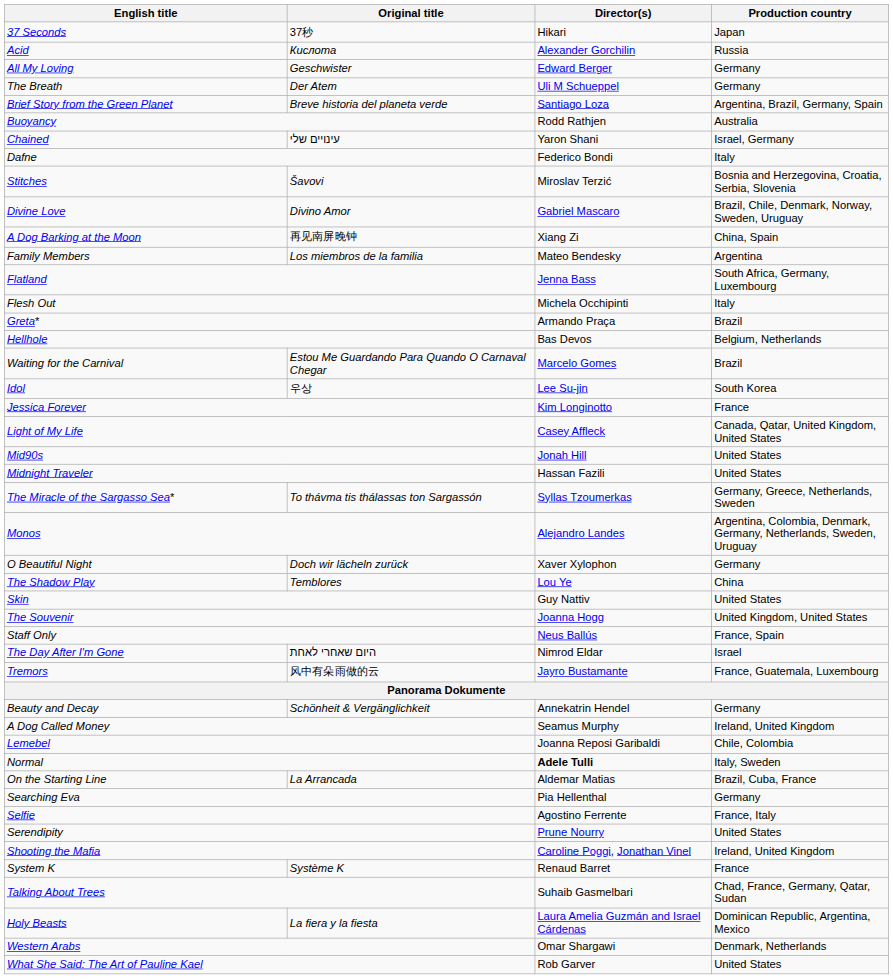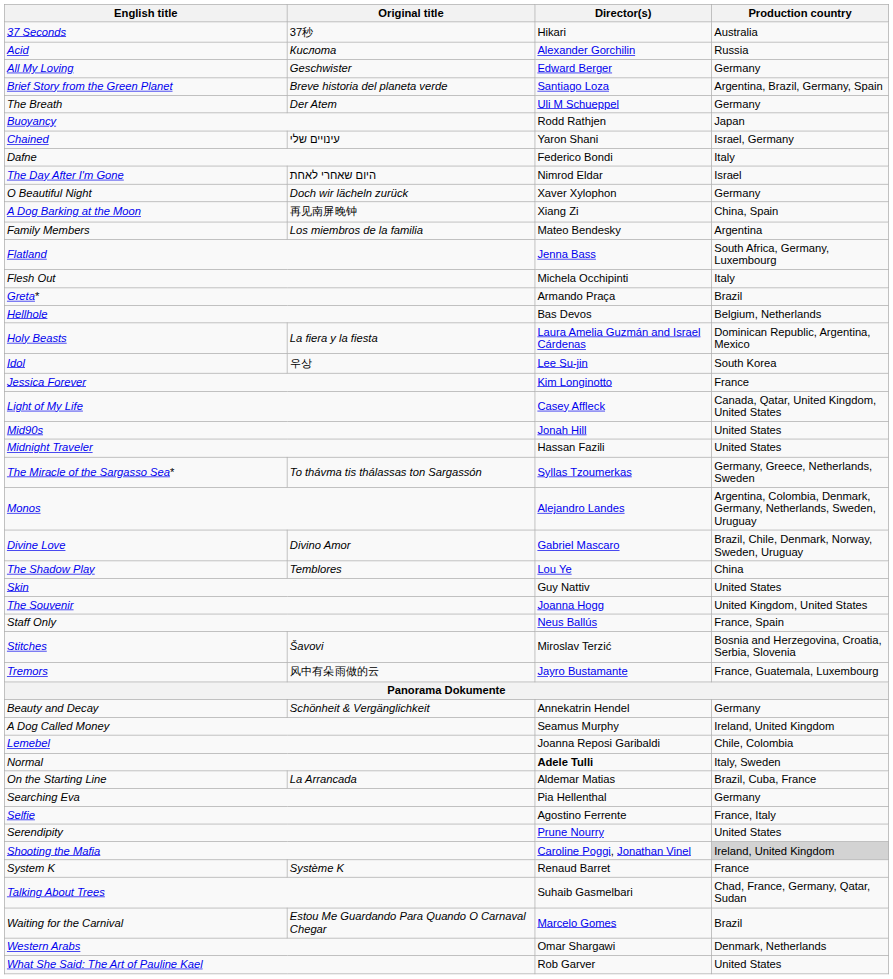(729, 32) Japan -> (736, 32) Australia
rows swapped: (35, 86) <-> (90, 104)
(736, 122) Australia -> (729, 122) Japan
rows swapped: (65, 653) <-> (27, 181)
rows swapped: (36, 212) <-> (49, 564)
rows swapped: (37, 923) <-> (65, 363)
(774, 850) no background -> (774, 850) lightgrey background
